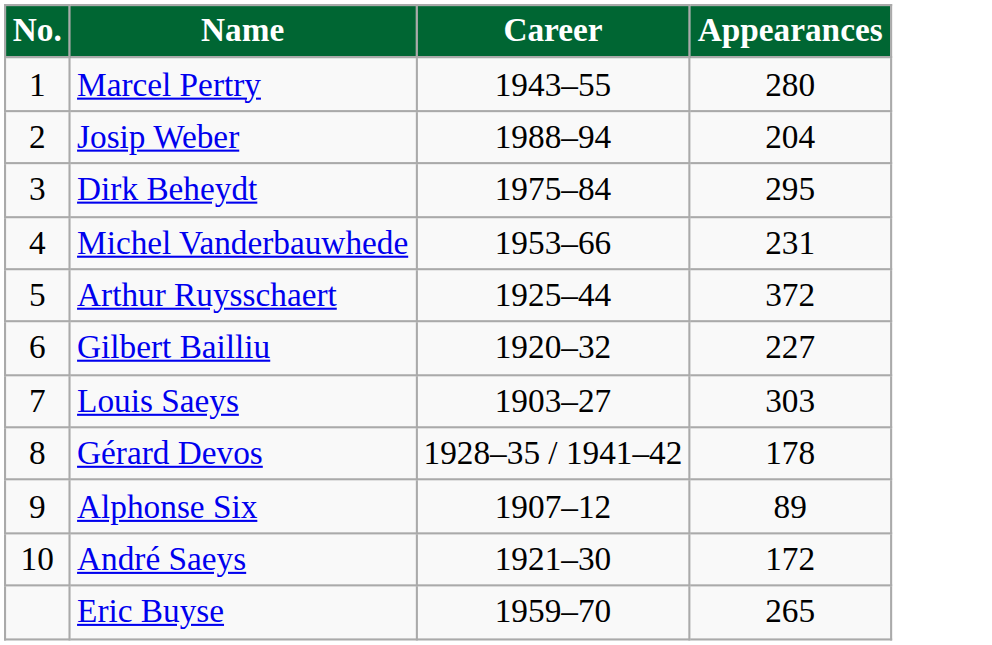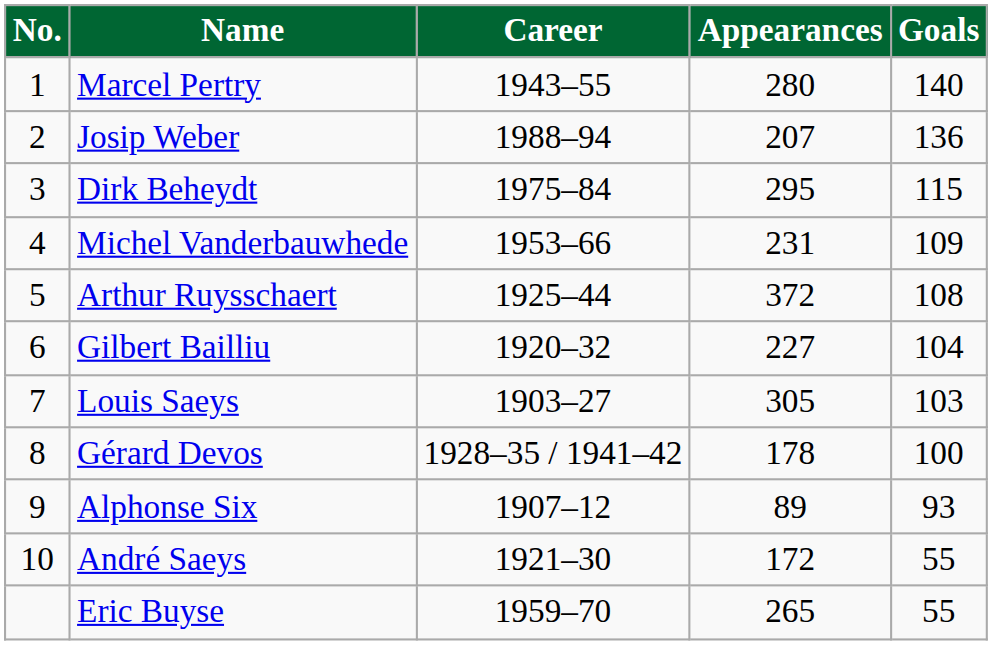+ column: (939, 30)
(790, 136) 204 -> (790, 136) 207
(790, 400) 303 -> (790, 400) 305
